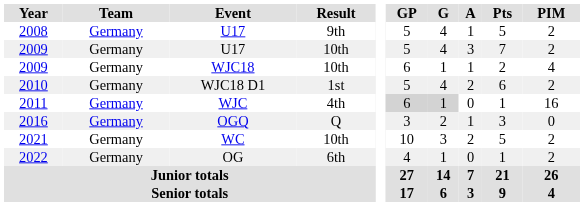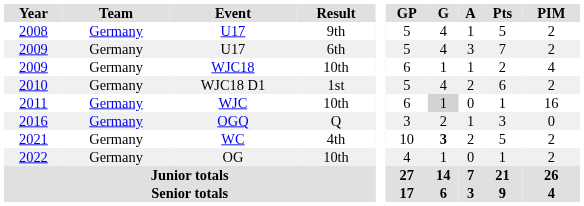(336, 49) 10th -> (336, 49) 6th
(336, 103) 4th -> (336, 103) 10th
(407, 103) lightgrey background -> (407, 103) no background
(336, 139) 10th -> (336, 139) 4th
(443, 139) normal -> (443, 139) bold
(336, 157) 6th -> (336, 157) 10th
